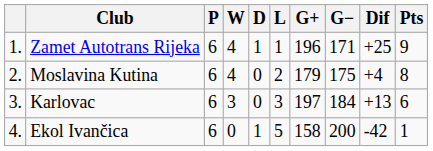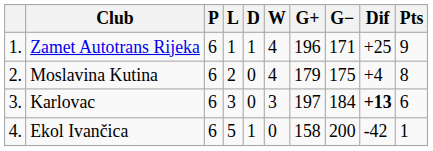columns swapped: (236, 18) <-> (280, 18)
(378, 103) normal -> (378, 103) bold
